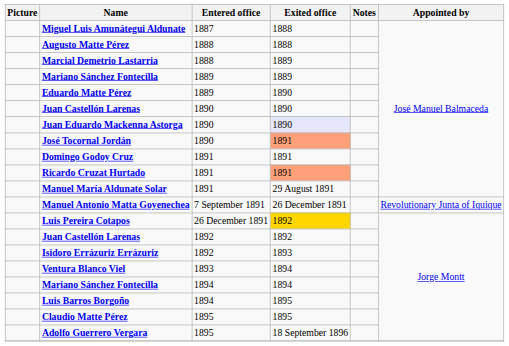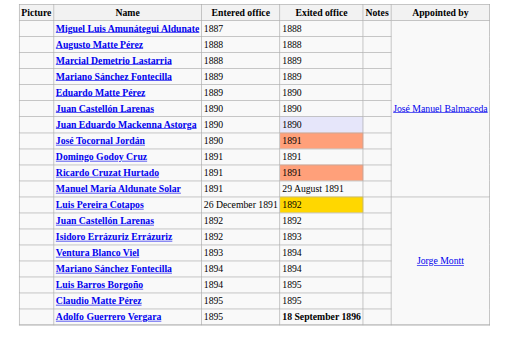- row: (116, 205)
(310, 333) normal -> (322, 317) bold
